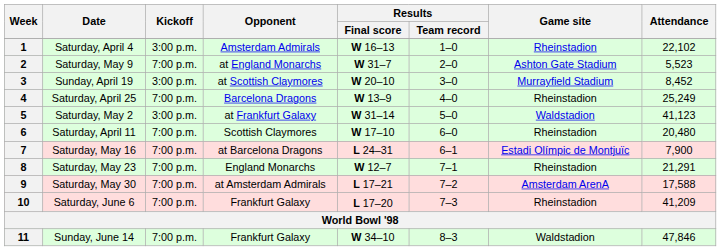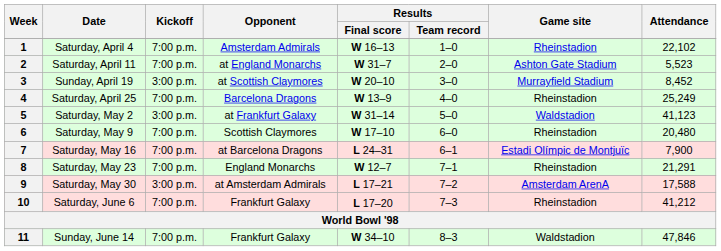(174, 47) 3:00 p.m. -> (174, 47) 7:00 p.m.
(94, 64) Saturday, May 9 -> (94, 64) Saturday, April 11
(94, 133) Saturday, April 11 -> (94, 133) Saturday, May 9
(174, 184) 7:00 p.m. -> (174, 184) 3:00 p.m.
(679, 202) 41,209 -> (679, 202) 41,212
